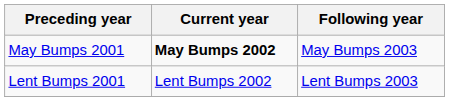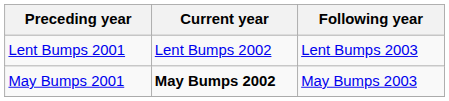rows swapped: (66, 50) <-> (67, 81)
